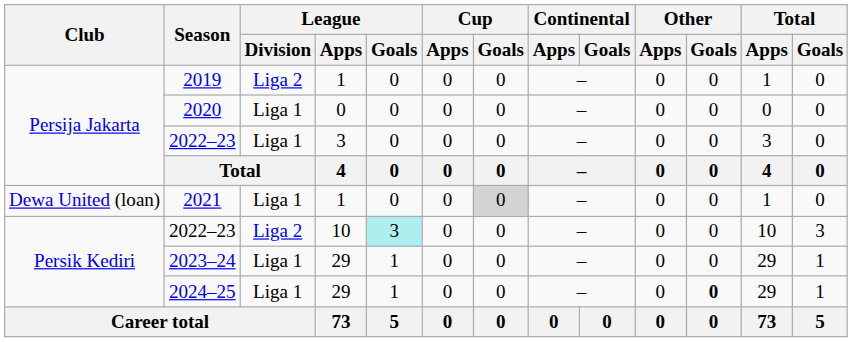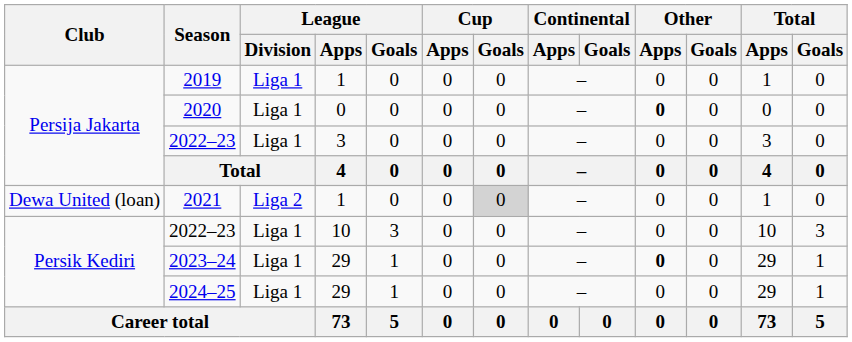(278, 79) Liga 2 -> (278, 79) Liga 1
(660, 110) normal -> (660, 110) bold
(278, 200) Liga 1 -> (278, 200) Liga 2
(278, 230) Liga 2 -> (278, 230) Liga 1
(394, 230) paleturquoise background -> (394, 230) no background
(660, 261) normal -> (660, 261) bold
(714, 291) bold -> (714, 291) normal
